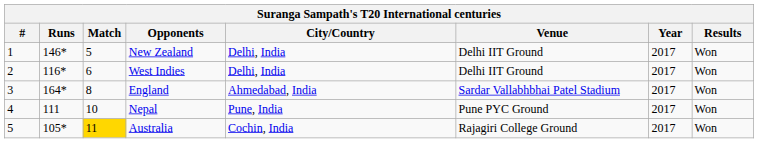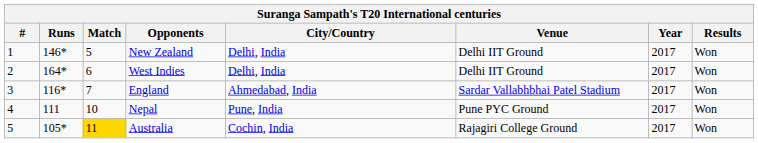(54, 71) 116* -> (55, 71) 164*
(55, 90) 164* -> (54, 90) 116*
(89, 90) 8 -> (89, 90) 7
